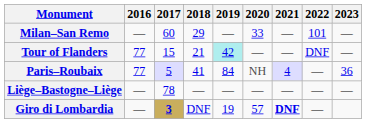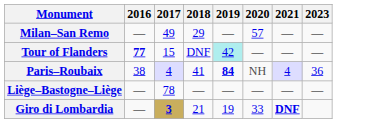- column: (317, 14)
(169, 33) 60 -> (169, 33) 49
(257, 33) 33 -> (257, 33) 57
(139, 52) normal -> (139, 52) bold
(198, 52) 21 -> (198, 52) DNF
(139, 71) 77 -> (139, 71) 38
(169, 71) 5 -> (169, 71) 4
(228, 71) normal -> (228, 71) bold
(198, 109) DNF -> (198, 109) 21
(257, 109) 57 -> (257, 109) 33
